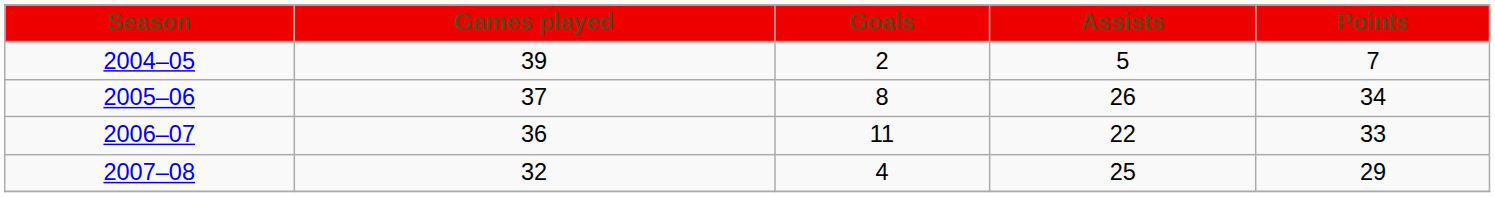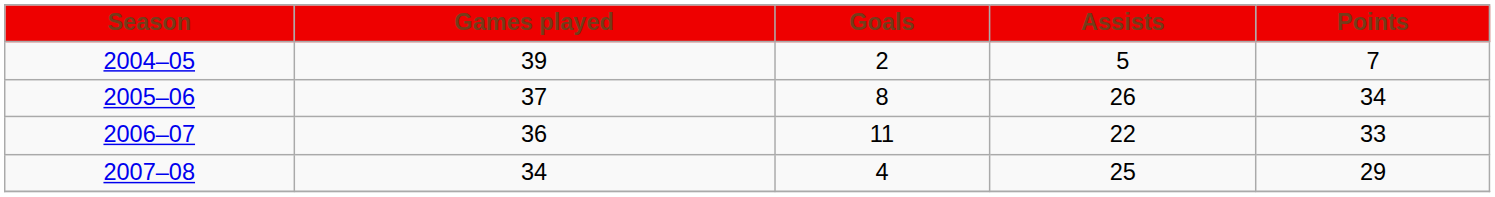(534, 172) 32 -> (534, 172) 34
